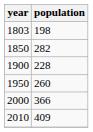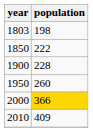(42, 48) 282 -> (42, 48) 222
(42, 100) no background -> (42, 100) gold background
